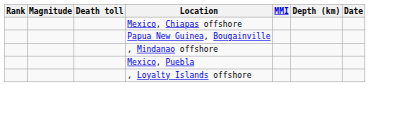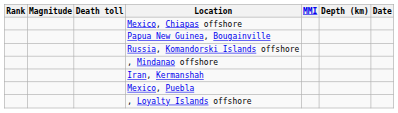+ row: (213, 50)
+ row: (166, 75)
